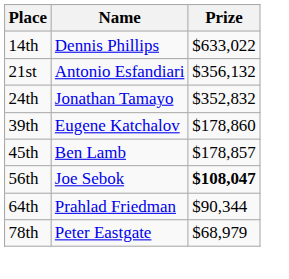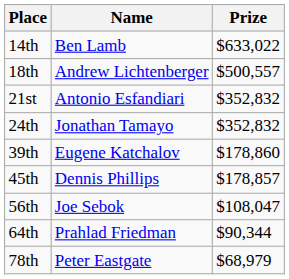(107, 44) Dennis Phillips -> (90, 44) Ben Lamb
+ row: (24, 71)
(224, 71) $356,132 -> (248, 98) $352,832
(90, 152) Ben Lamb -> (107, 179) Dennis Phillips
(224, 179) bold -> (248, 206) normal
